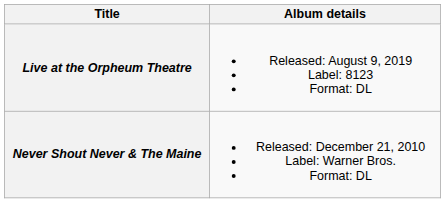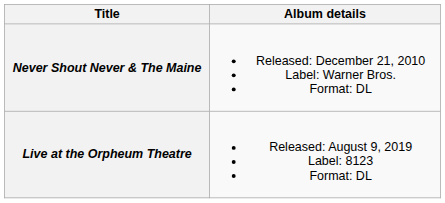rows swapped: (107, 154) <-> (107, 67)
